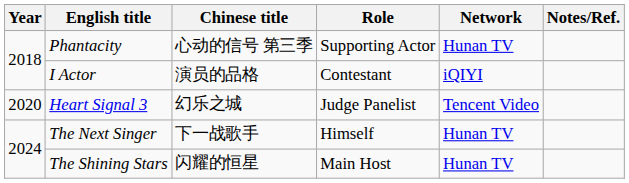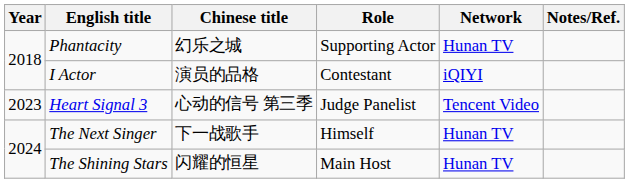(244, 45) 心动的信号 第三季 -> (209, 45) 幻乐之城
(25, 104) 2020 -> (25, 104) 2023
(209, 104) 幻乐之城 -> (244, 104) 心动的信号 第三季
